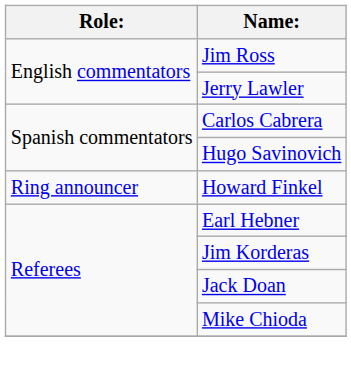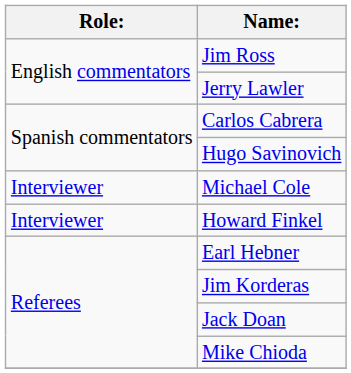+ row: (256, 187)
(74, 187) Ring announcer -> (57, 220) Interviewer
